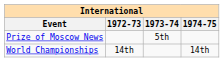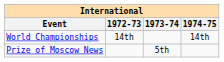rows swapped: (52, 50) <-> (55, 37)
